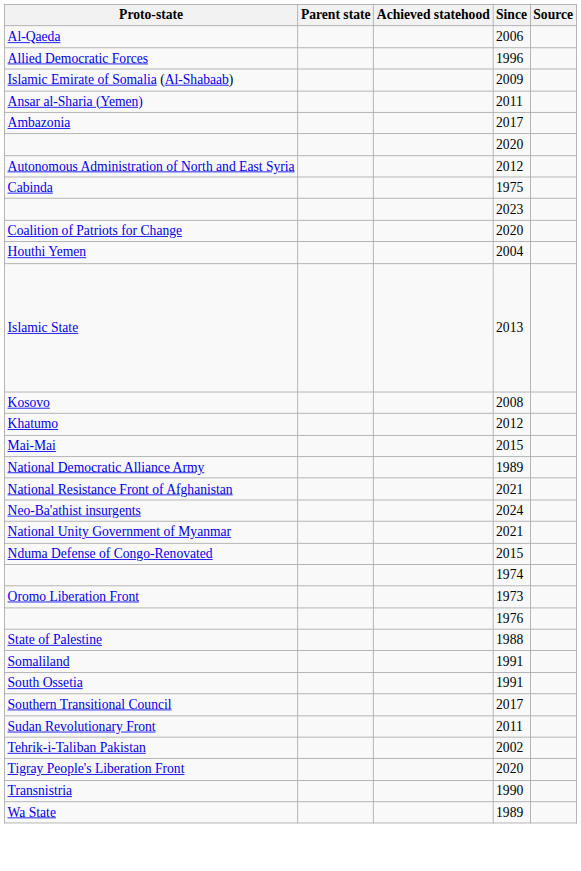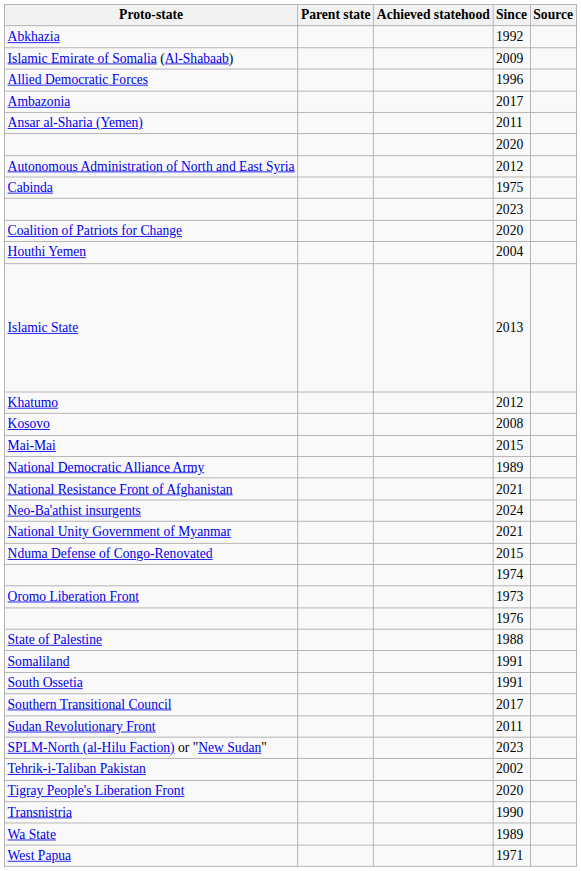+ row: (34, 36)
- row: (34, 36)
rows swapped: (120, 79) <-> (78, 58)
rows swapped: (39, 123) <-> (75, 101)
rows swapped: (33, 424) <-> (29, 402)
+ row: (137, 747)
+ row: (39, 855)
